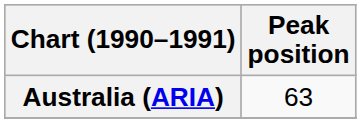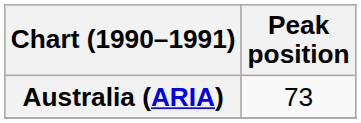(299, 96) 63 -> (299, 96) 73
